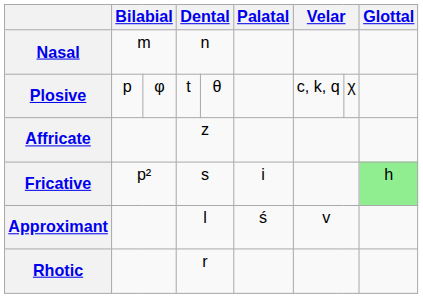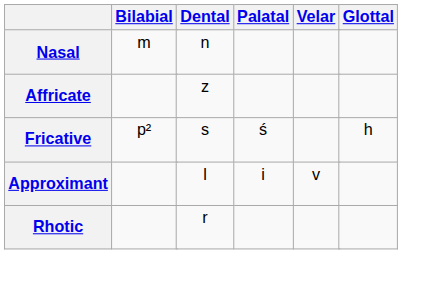- row: (58, 95)
(263, 174) i -> (263, 130) ś
(389, 174) lightgreen background -> (368, 130) no background
(263, 218) ś -> (263, 174) i
